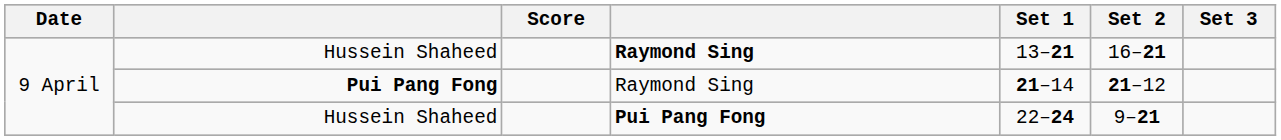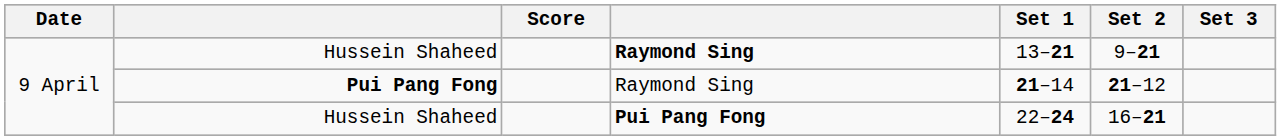(1137, 53) 16–21 -> (1137, 53) 9–21
(1137, 118) 9–21 -> (1137, 118) 16–21
